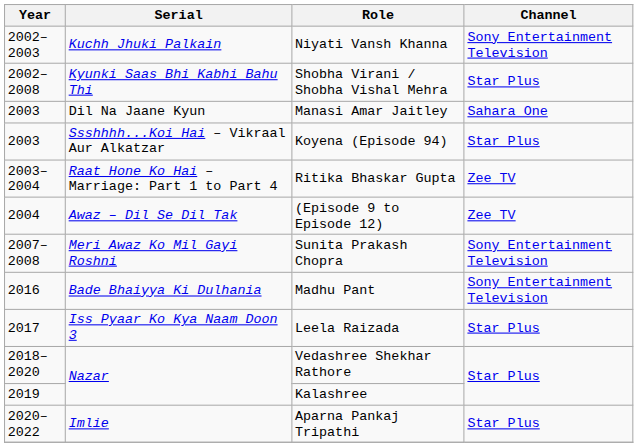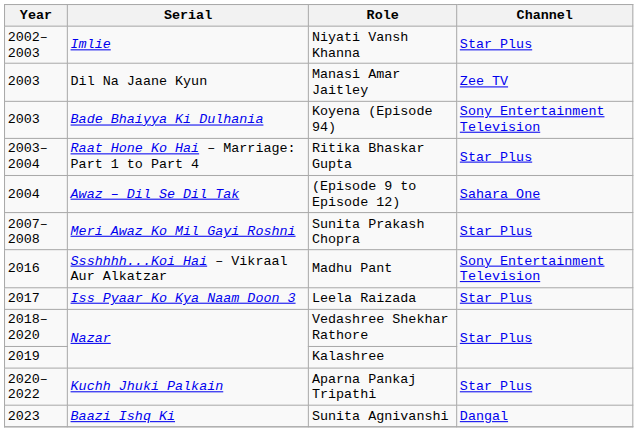(145, 45) Kuchh Jhuki Palkain -> (91, 45) Imlie
(540, 45) Sony Entertainment Television -> (496, 45) Star Plus
- row: (371, 82)
(508, 112) Sahara One -> (484, 82) Zee TV
(177, 141) Ssshhhh...Koi Hai – Vikraal Aur Alkatzar -> (167, 120) Bade Bhaiyya Ki Dulhania
(504, 141) Star Plus -> (532, 120) Sony Entertainment Television
(492, 179) Zee TV -> (496, 157) Star Plus
(492, 216) Zee TV -> (500, 194) Sahara One
(540, 253) Sony Entertainment Television -> (496, 231) Star Plus
(165, 290) Bade Bhaiyya Ki Dulhania -> (179, 269) Ssshhhh...Koi Hai – Vikraal Aur Alkatzar
(89, 424) Imlie -> (147, 387) Kuchh Jhuki Palkain
+ row: (380, 416)
